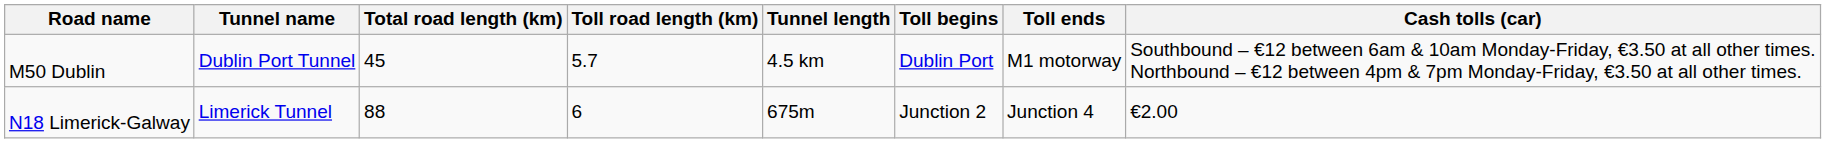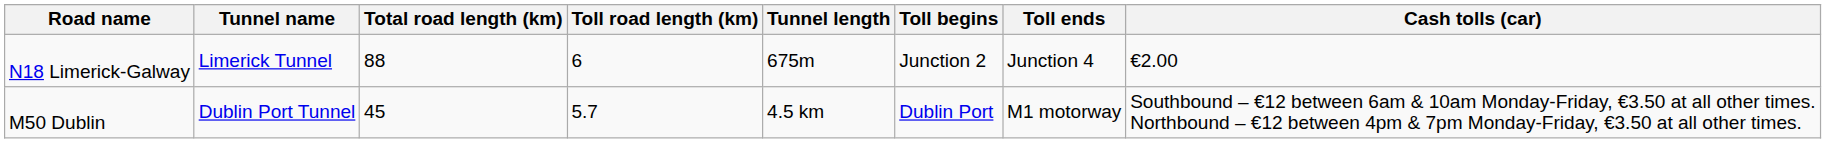rows swapped: (99, 122) <-> (57, 71)
